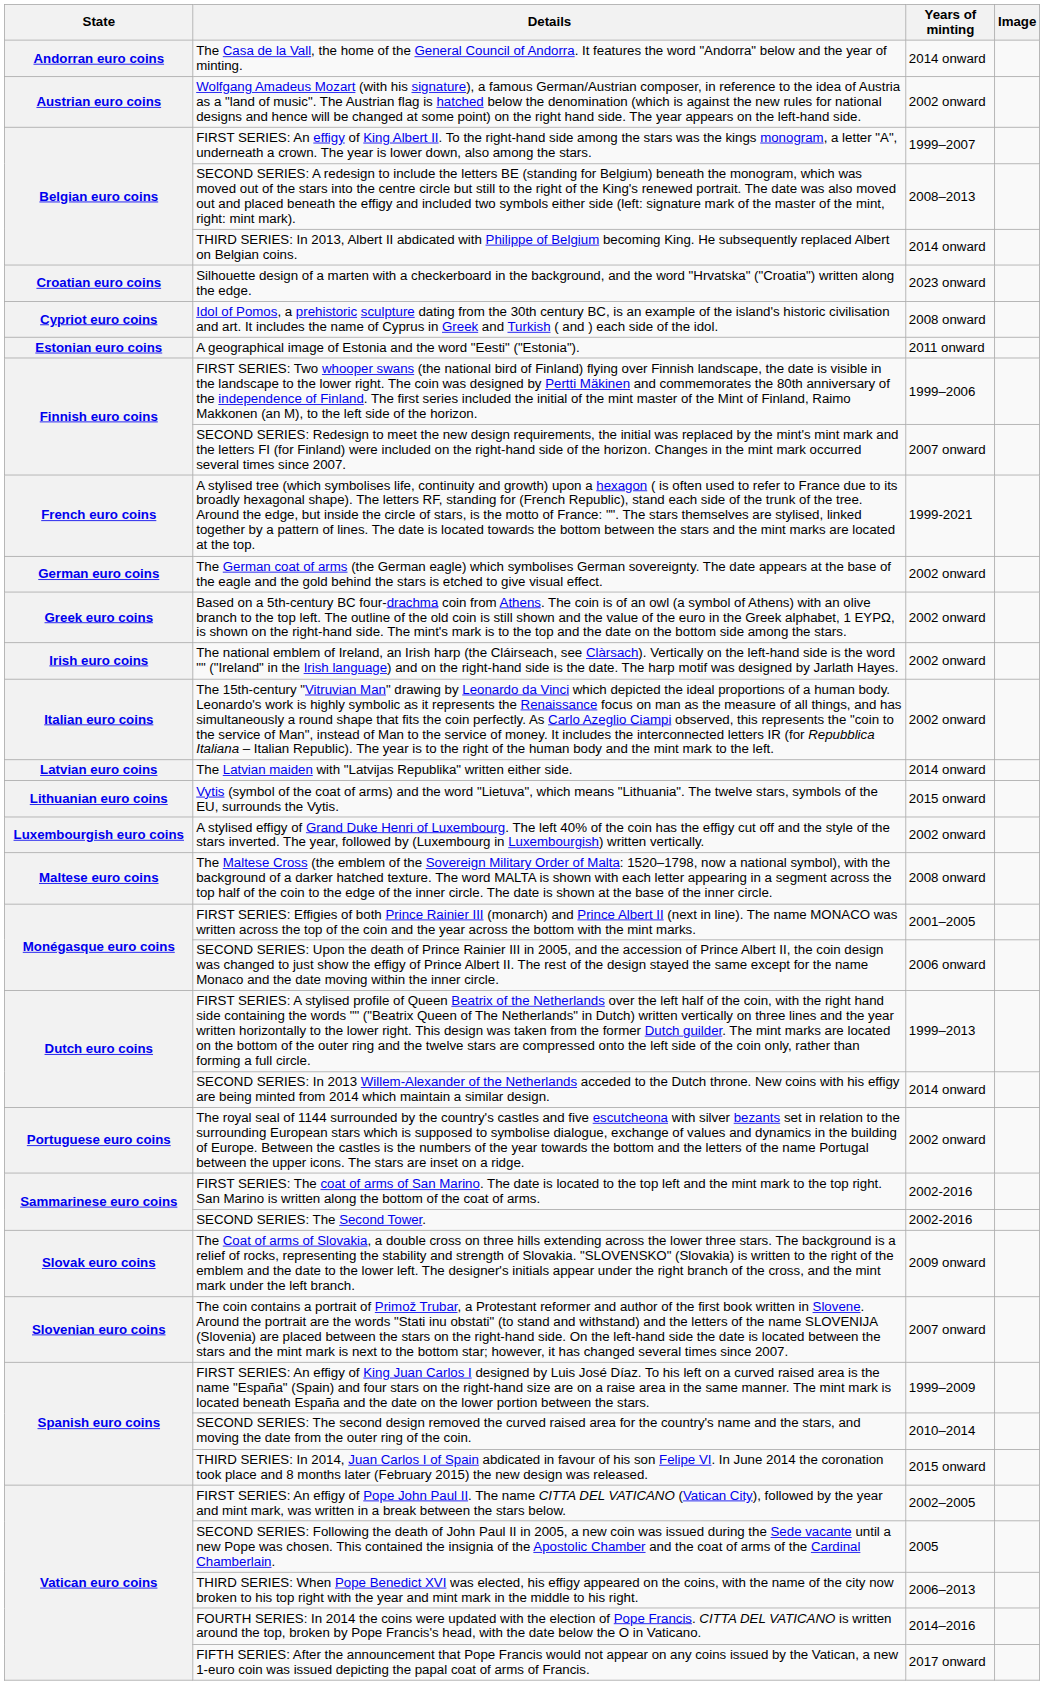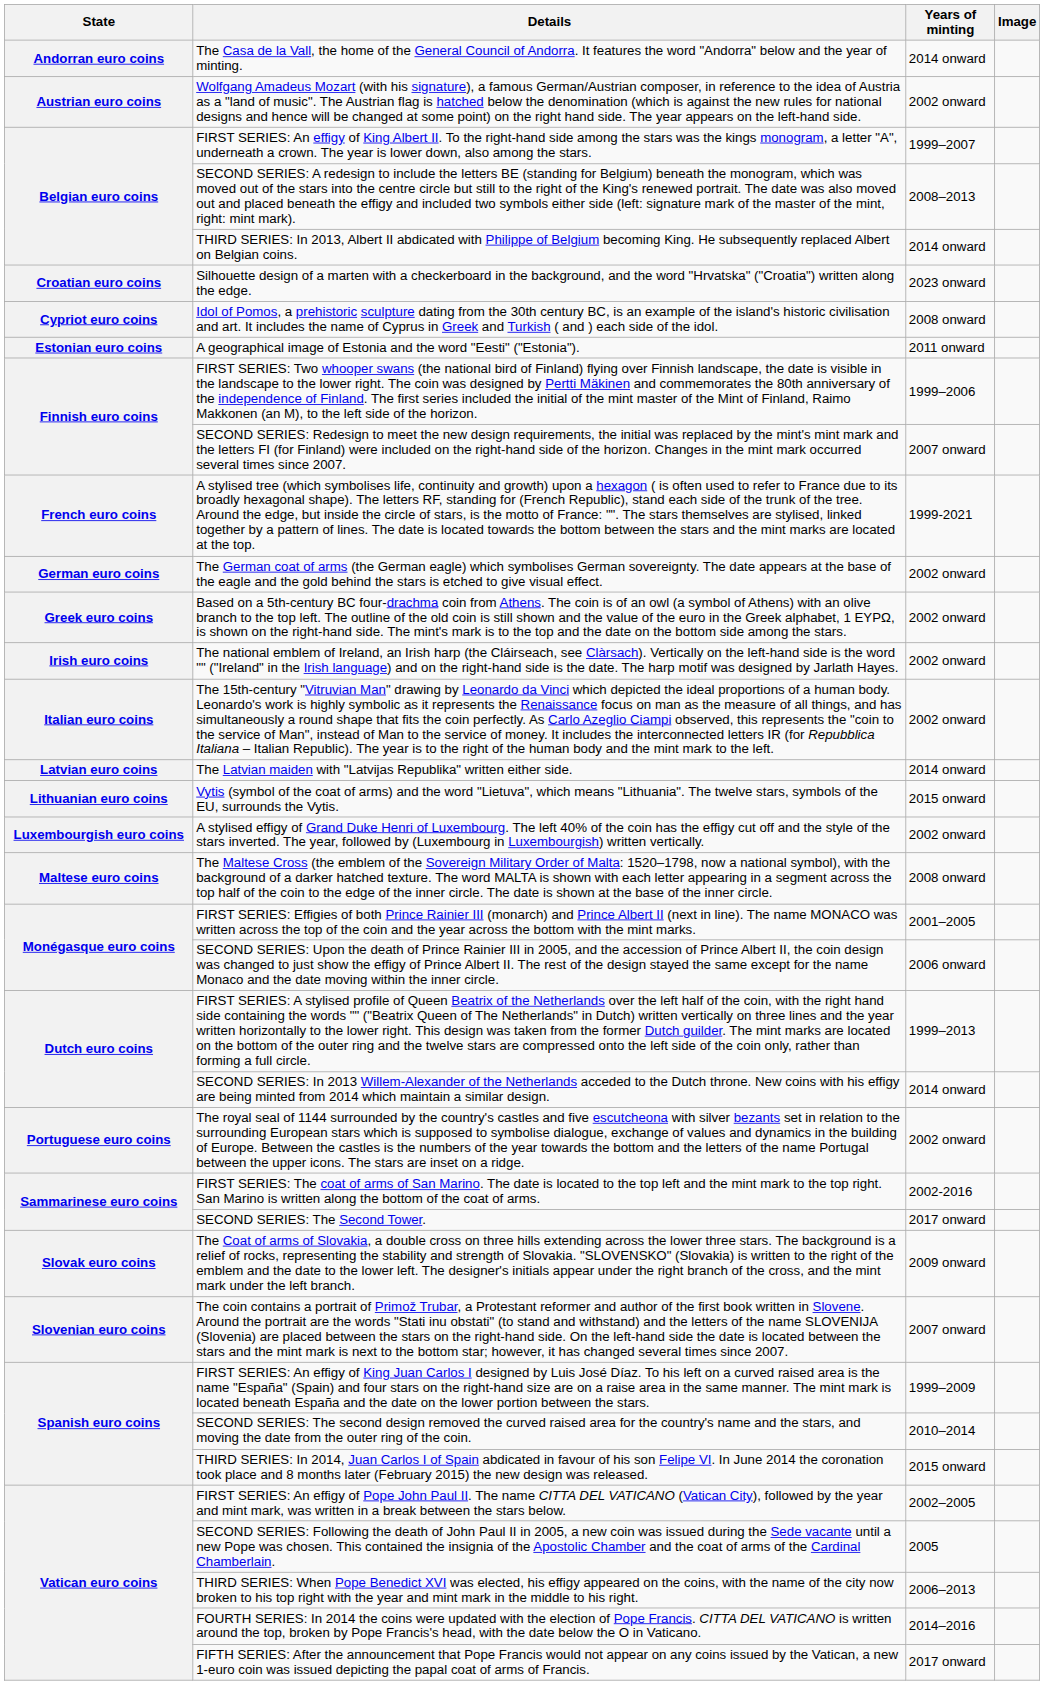(941, 1219) 2002-2016 -> (947, 1219) 2017 onward
